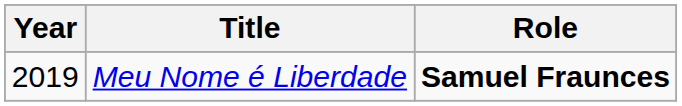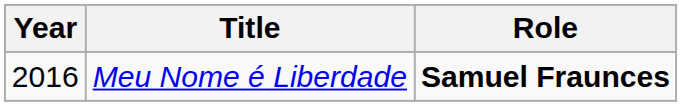(45, 76) 2019 -> (45, 76) 2016
